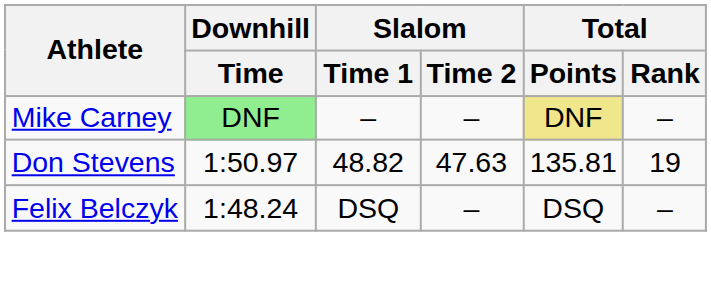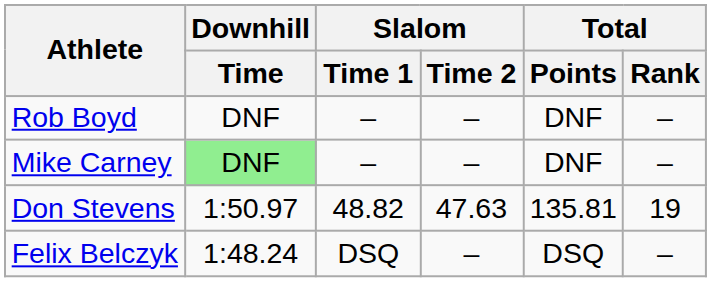+ row: (74, 118)
(573, 118) khaki background -> (573, 163) no background
